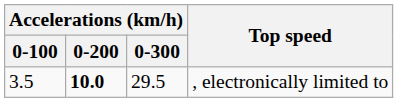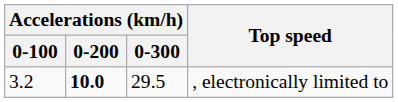(21, 81) 3.5 -> (21, 81) 3.2
